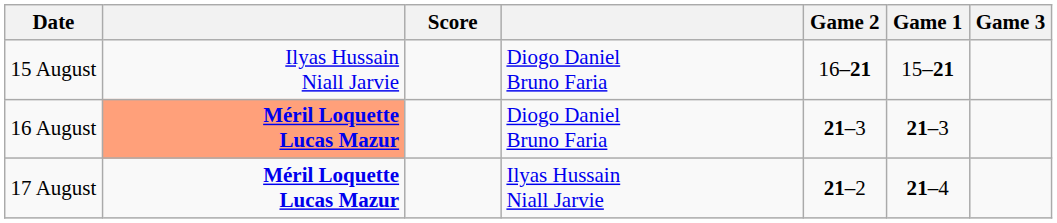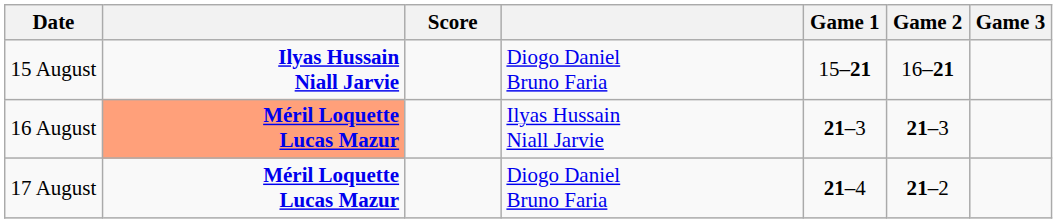columns swapped: (928, 22) <-> (845, 22)
(342, 69) normal -> (339, 69) bold
(563, 128) Diogo Daniel Bruno Faria -> (563, 128) Ilyas Hussain Niall Jarvie
(563, 188) Ilyas Hussain Niall Jarvie -> (563, 188) Diogo Daniel Bruno Faria
